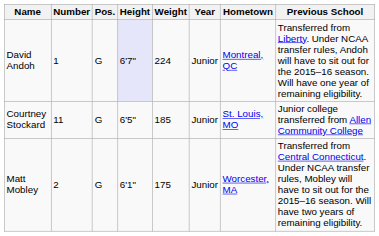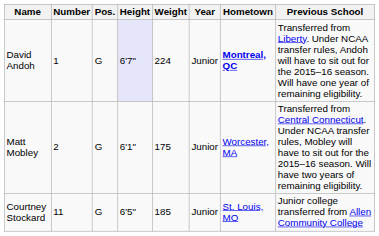(243, 60) normal -> (244, 60) bold
rows swapped: (22, 184) <-> (26, 120)
